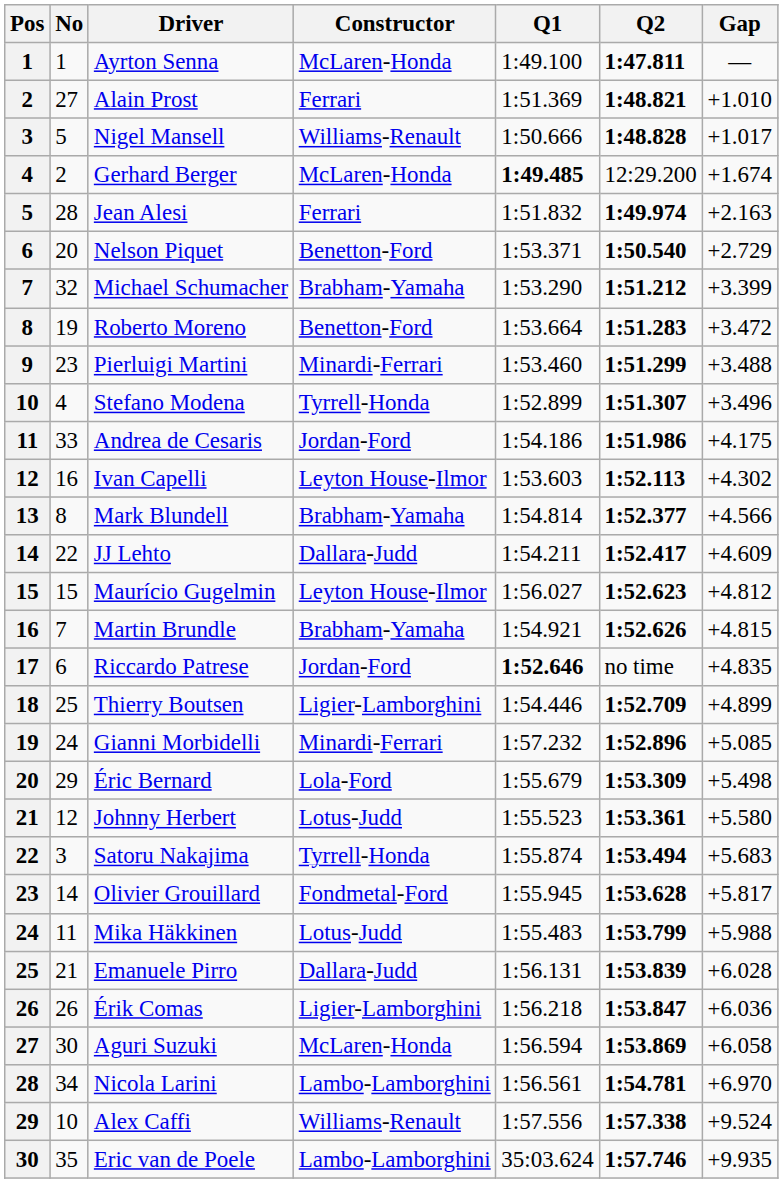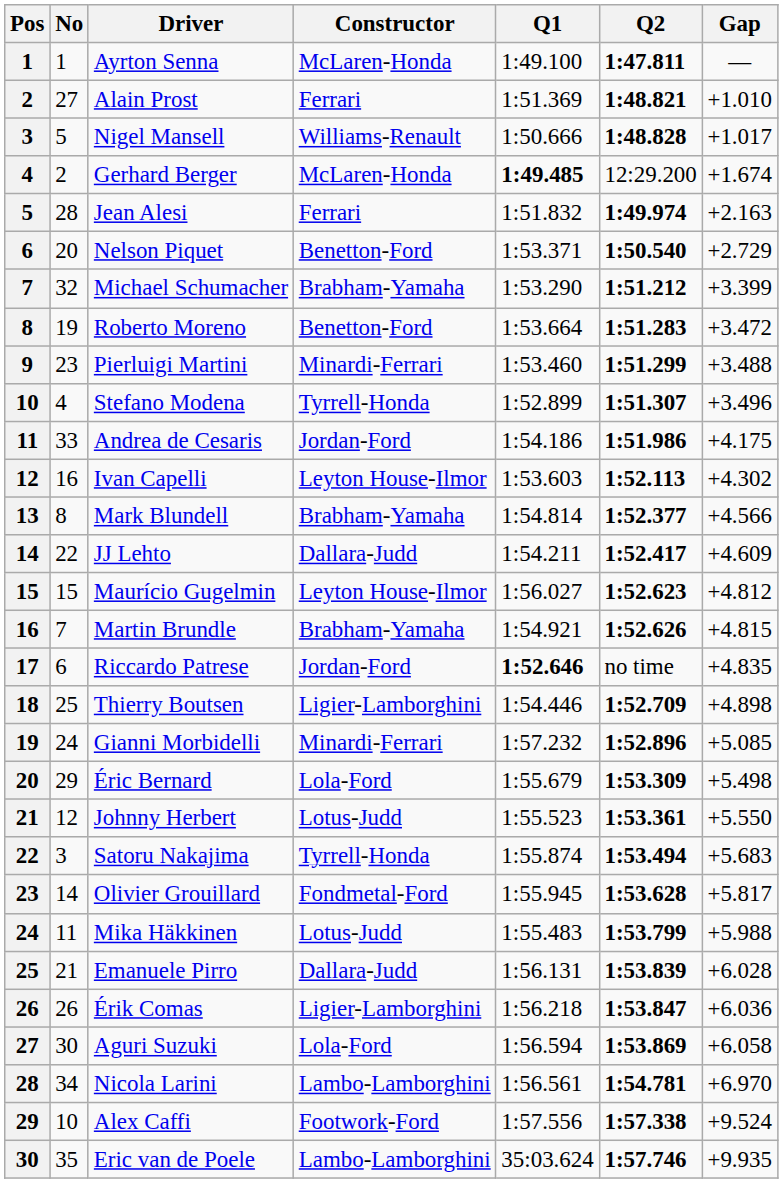(740, 704) +4.899 -> (740, 704) +4.898
(740, 818) +5.580 -> (740, 818) +5.550
(375, 1045) McLaren-Honda -> (345, 1045) Lola-Ford
(380, 1121) Williams-Renault -> (369, 1121) Footwork-Ford
